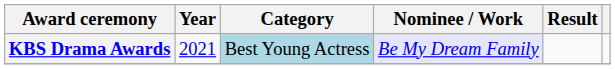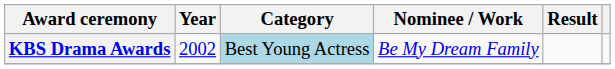(198, 48) 2021 -> (198, 48) 2002
(458, 48) lavender background -> (458, 48) no background
